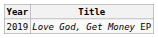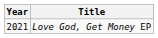(17, 26) 2019 -> (17, 26) 2021
